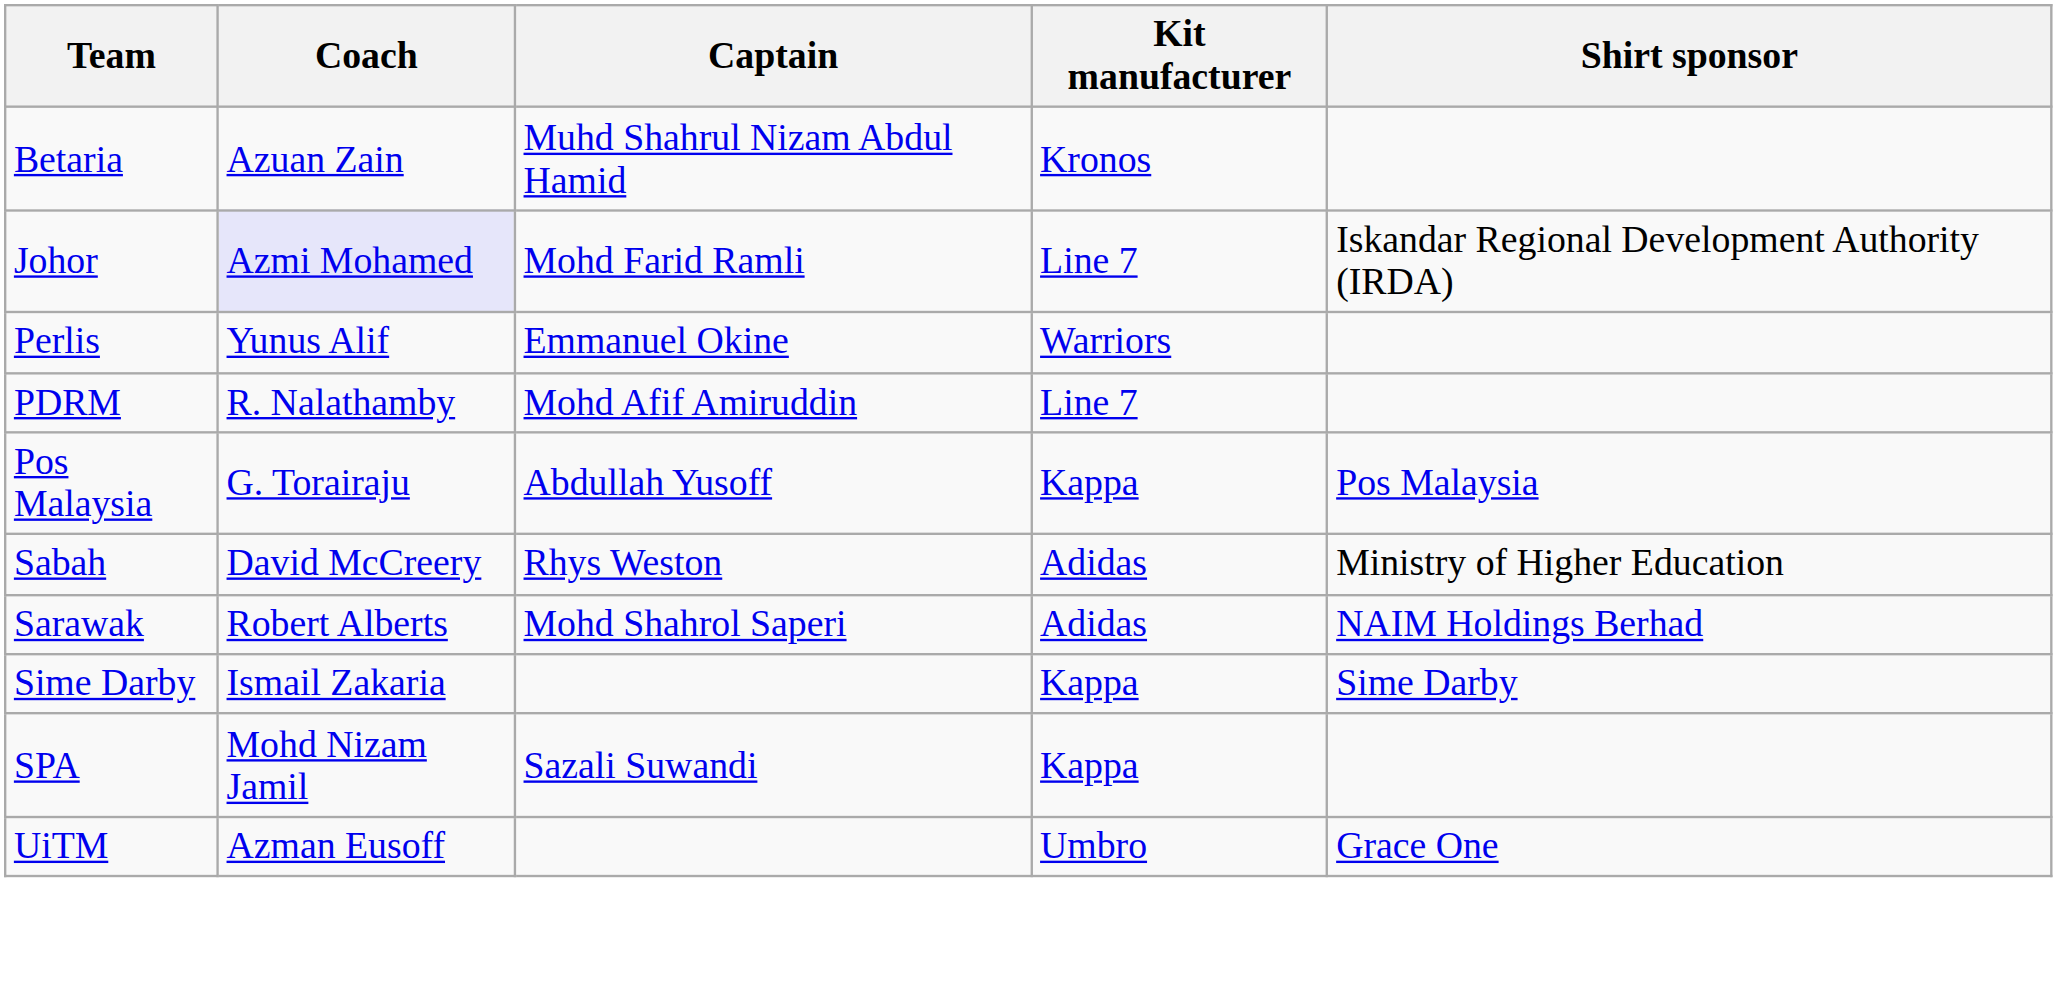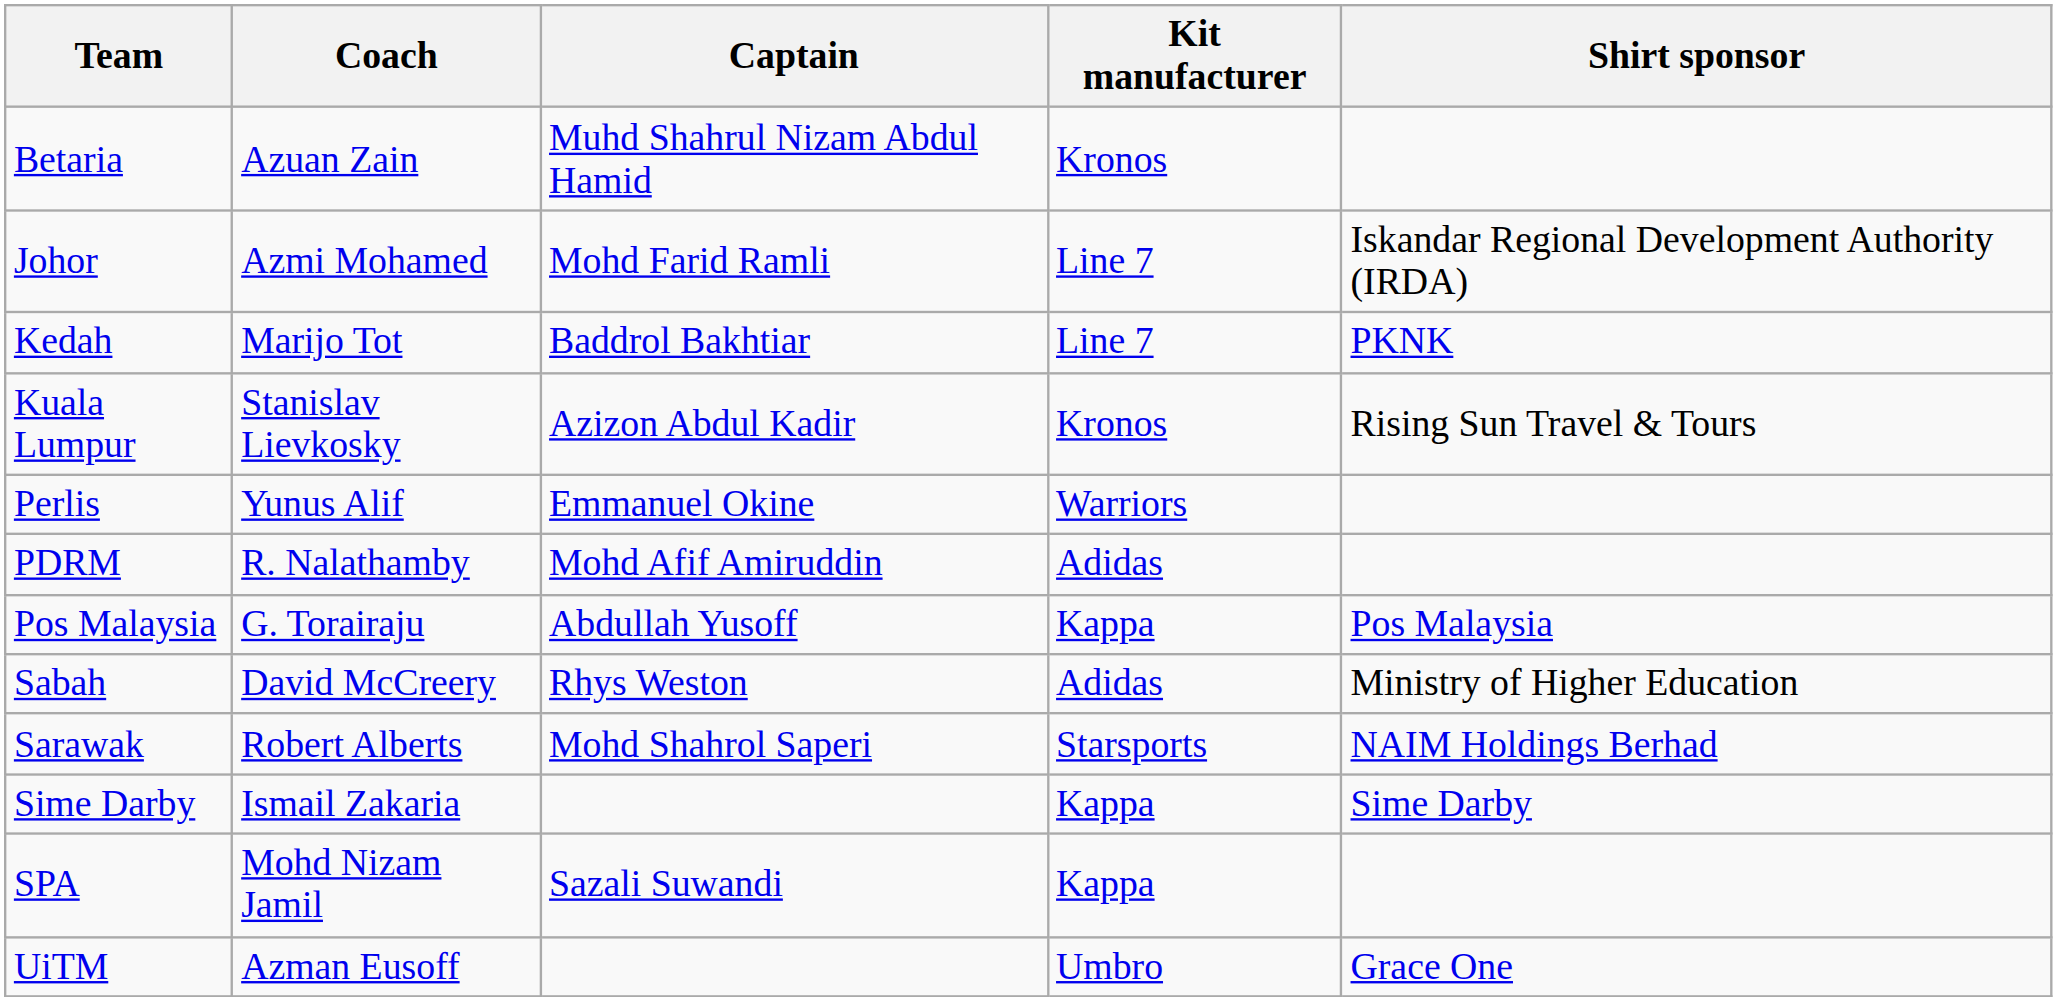(350, 260) lavender background -> (364, 260) no background
+ row: (63, 341)
+ row: (75, 422)
(1089, 401) Line 7 -> (1110, 563) Adidas
(1094, 623) Adidas -> (1132, 743) Starsports
